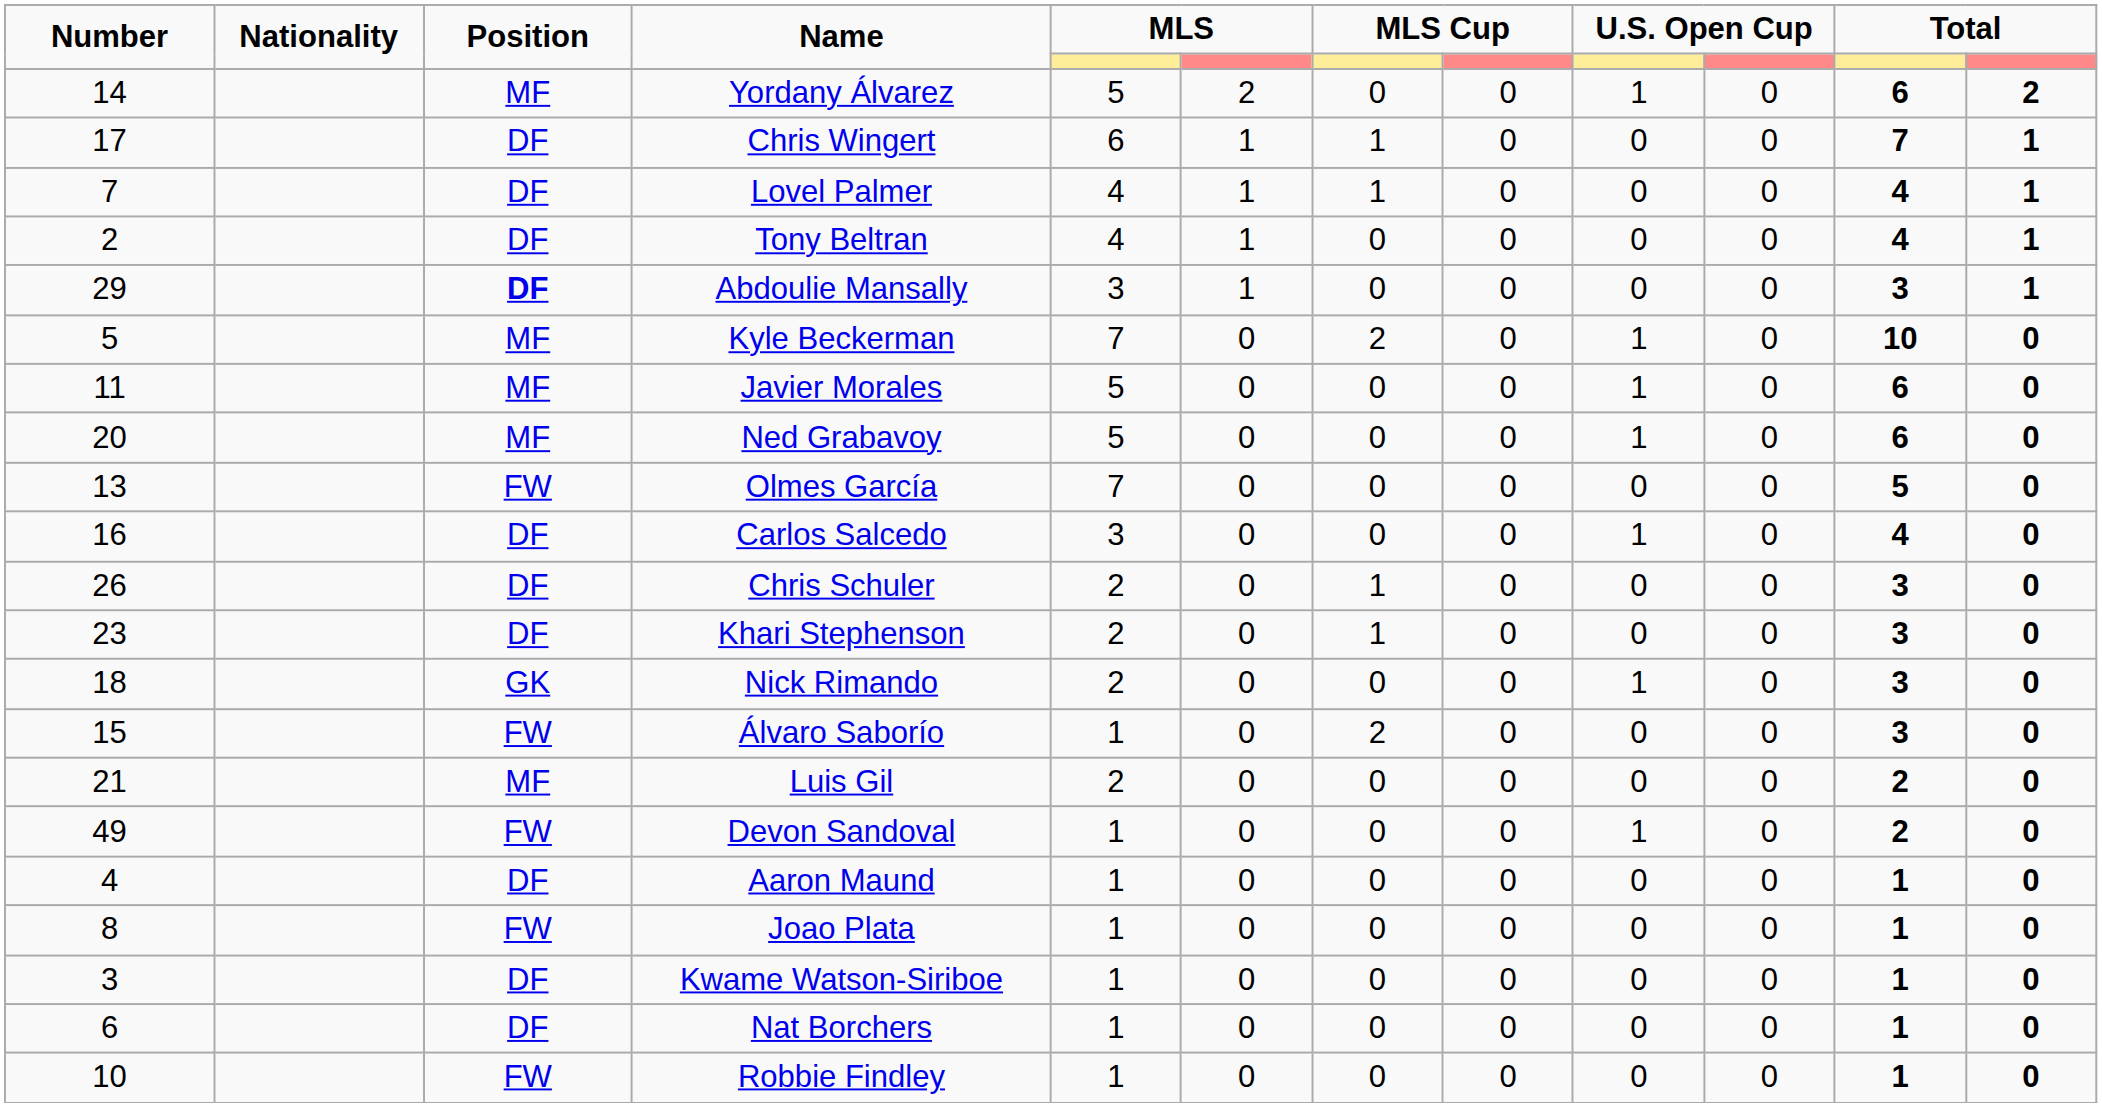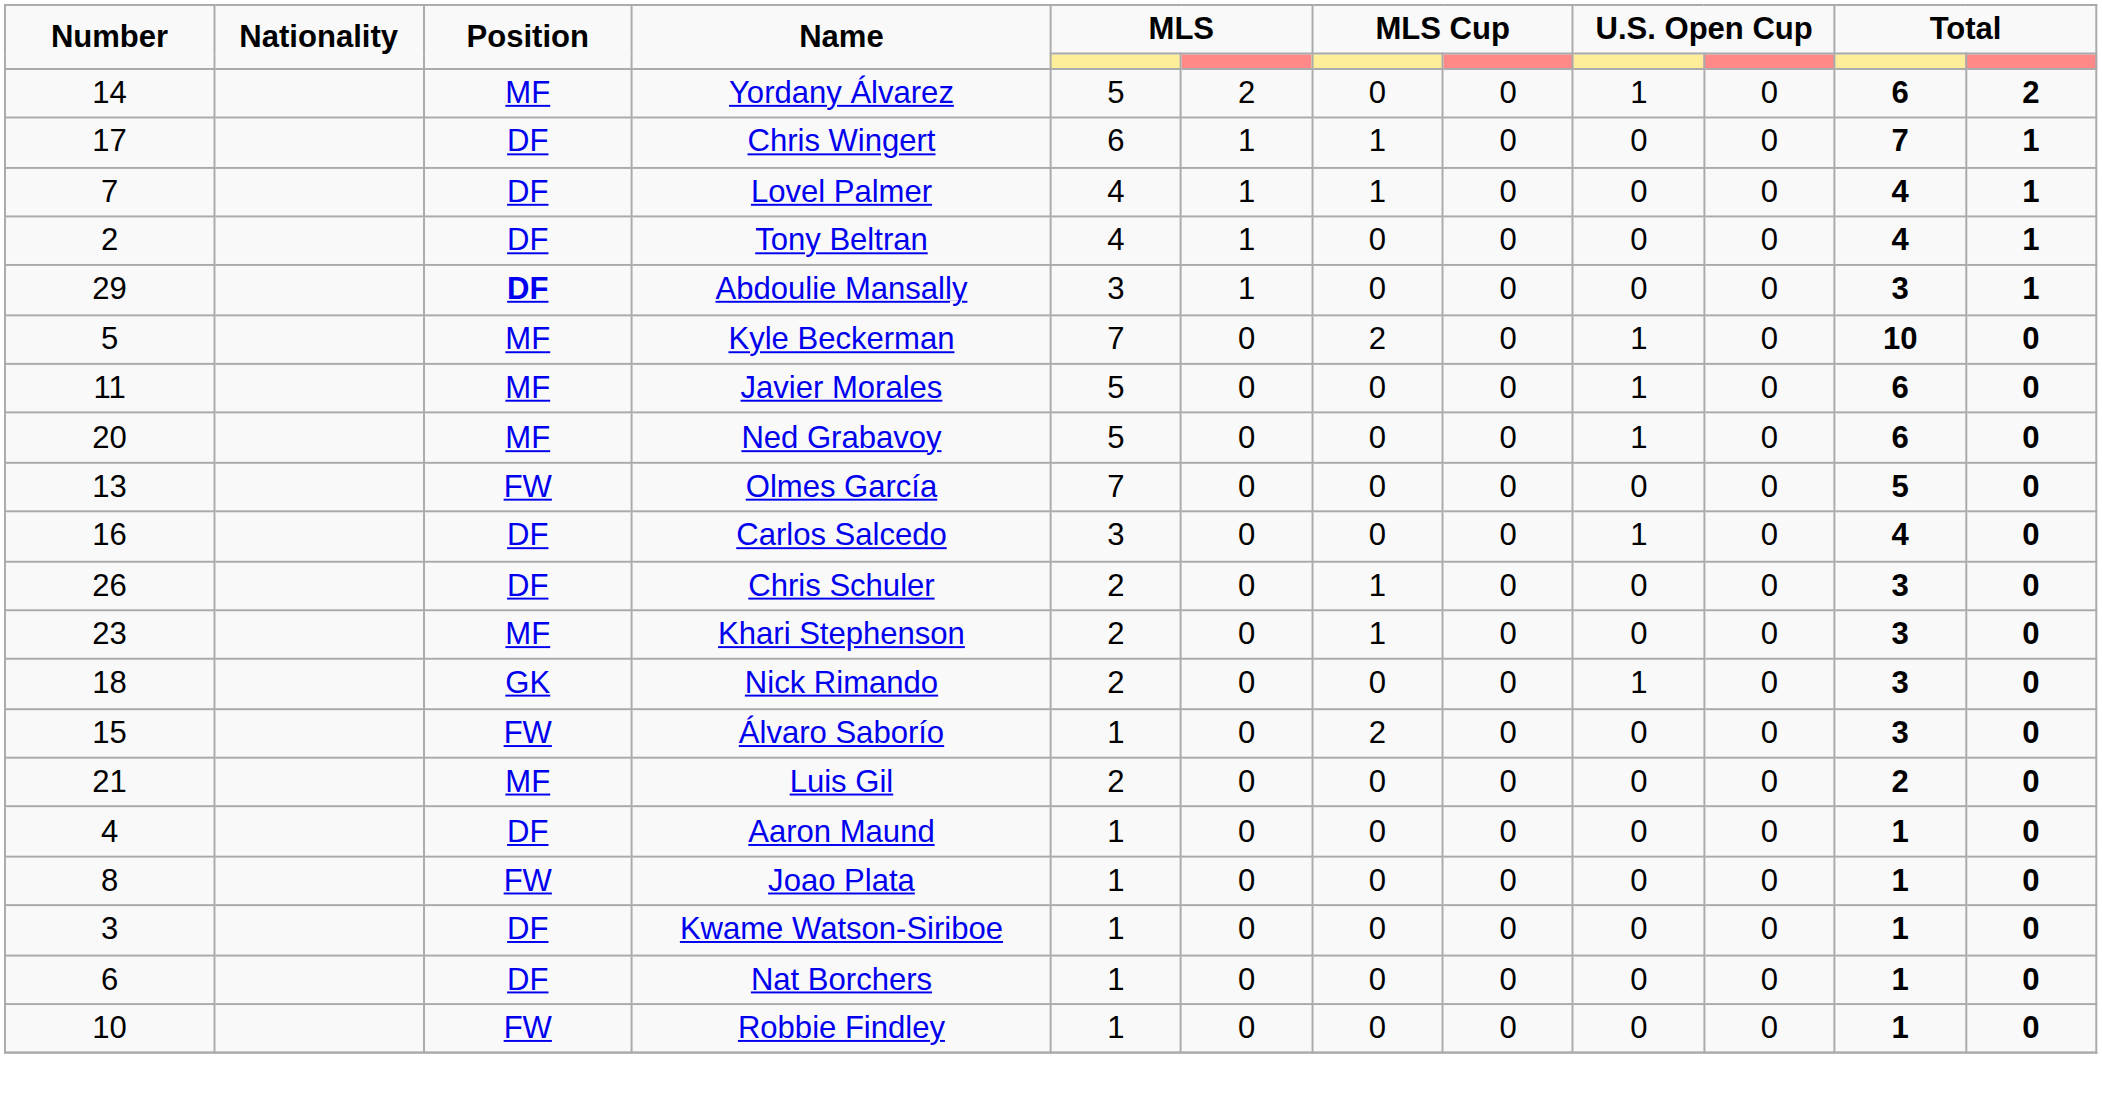(528, 634) DF -> (528, 634) MF
- row: (841, 831)
